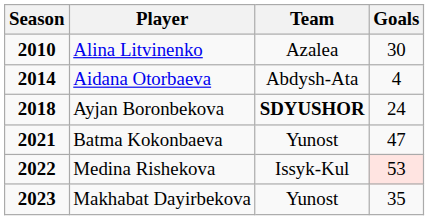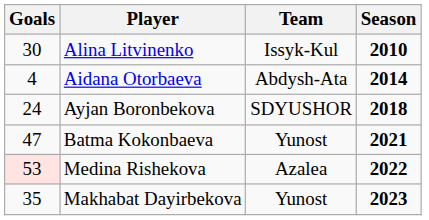columns swapped: (37, 19) <-> (396, 19)
(312, 49) Azalea -> (301, 49) Issyk-Kul
(312, 109) bold -> (301, 109) normal
(312, 169) Issyk-Kul -> (301, 169) Azalea
